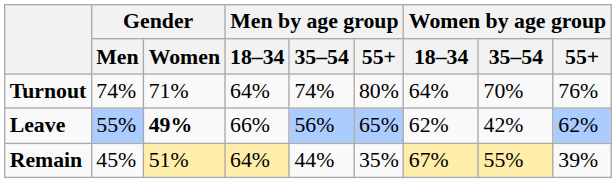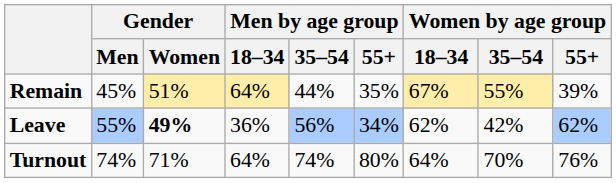rows swapped: (46, 159) <-> (48, 90)
(250, 125) 66% -> (250, 125) 36%
(379, 125) 65% -> (379, 125) 34%
